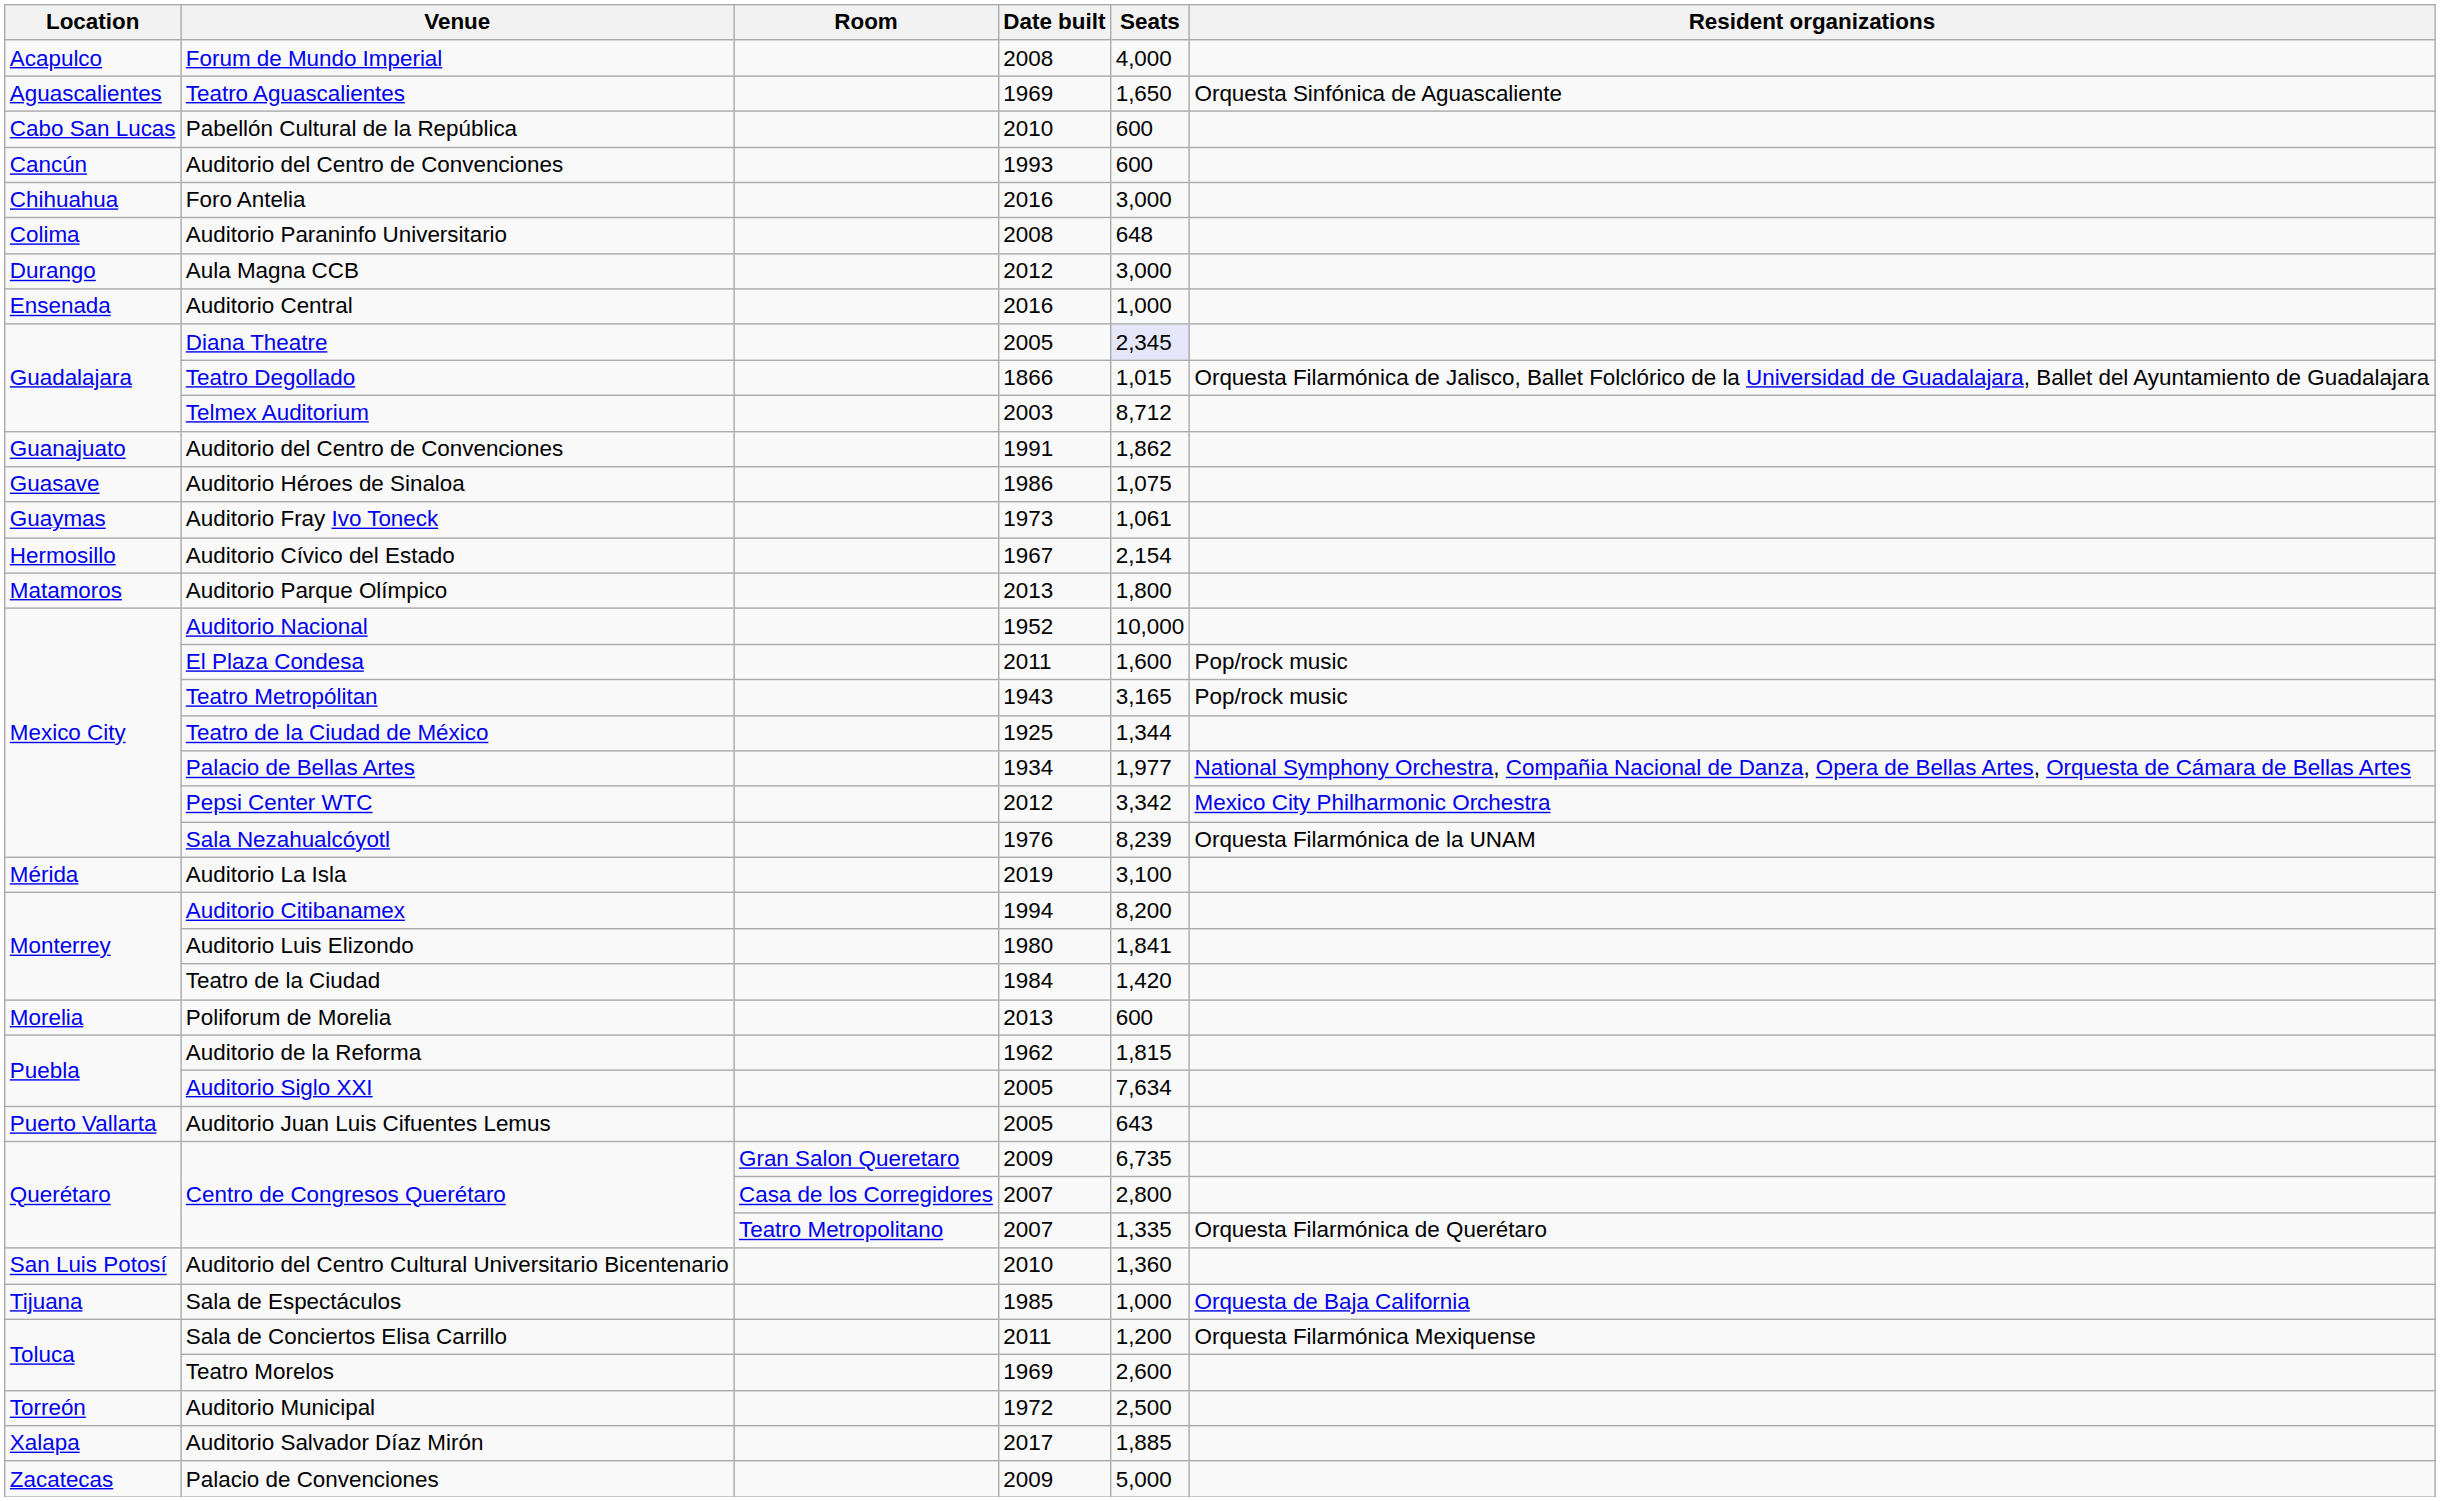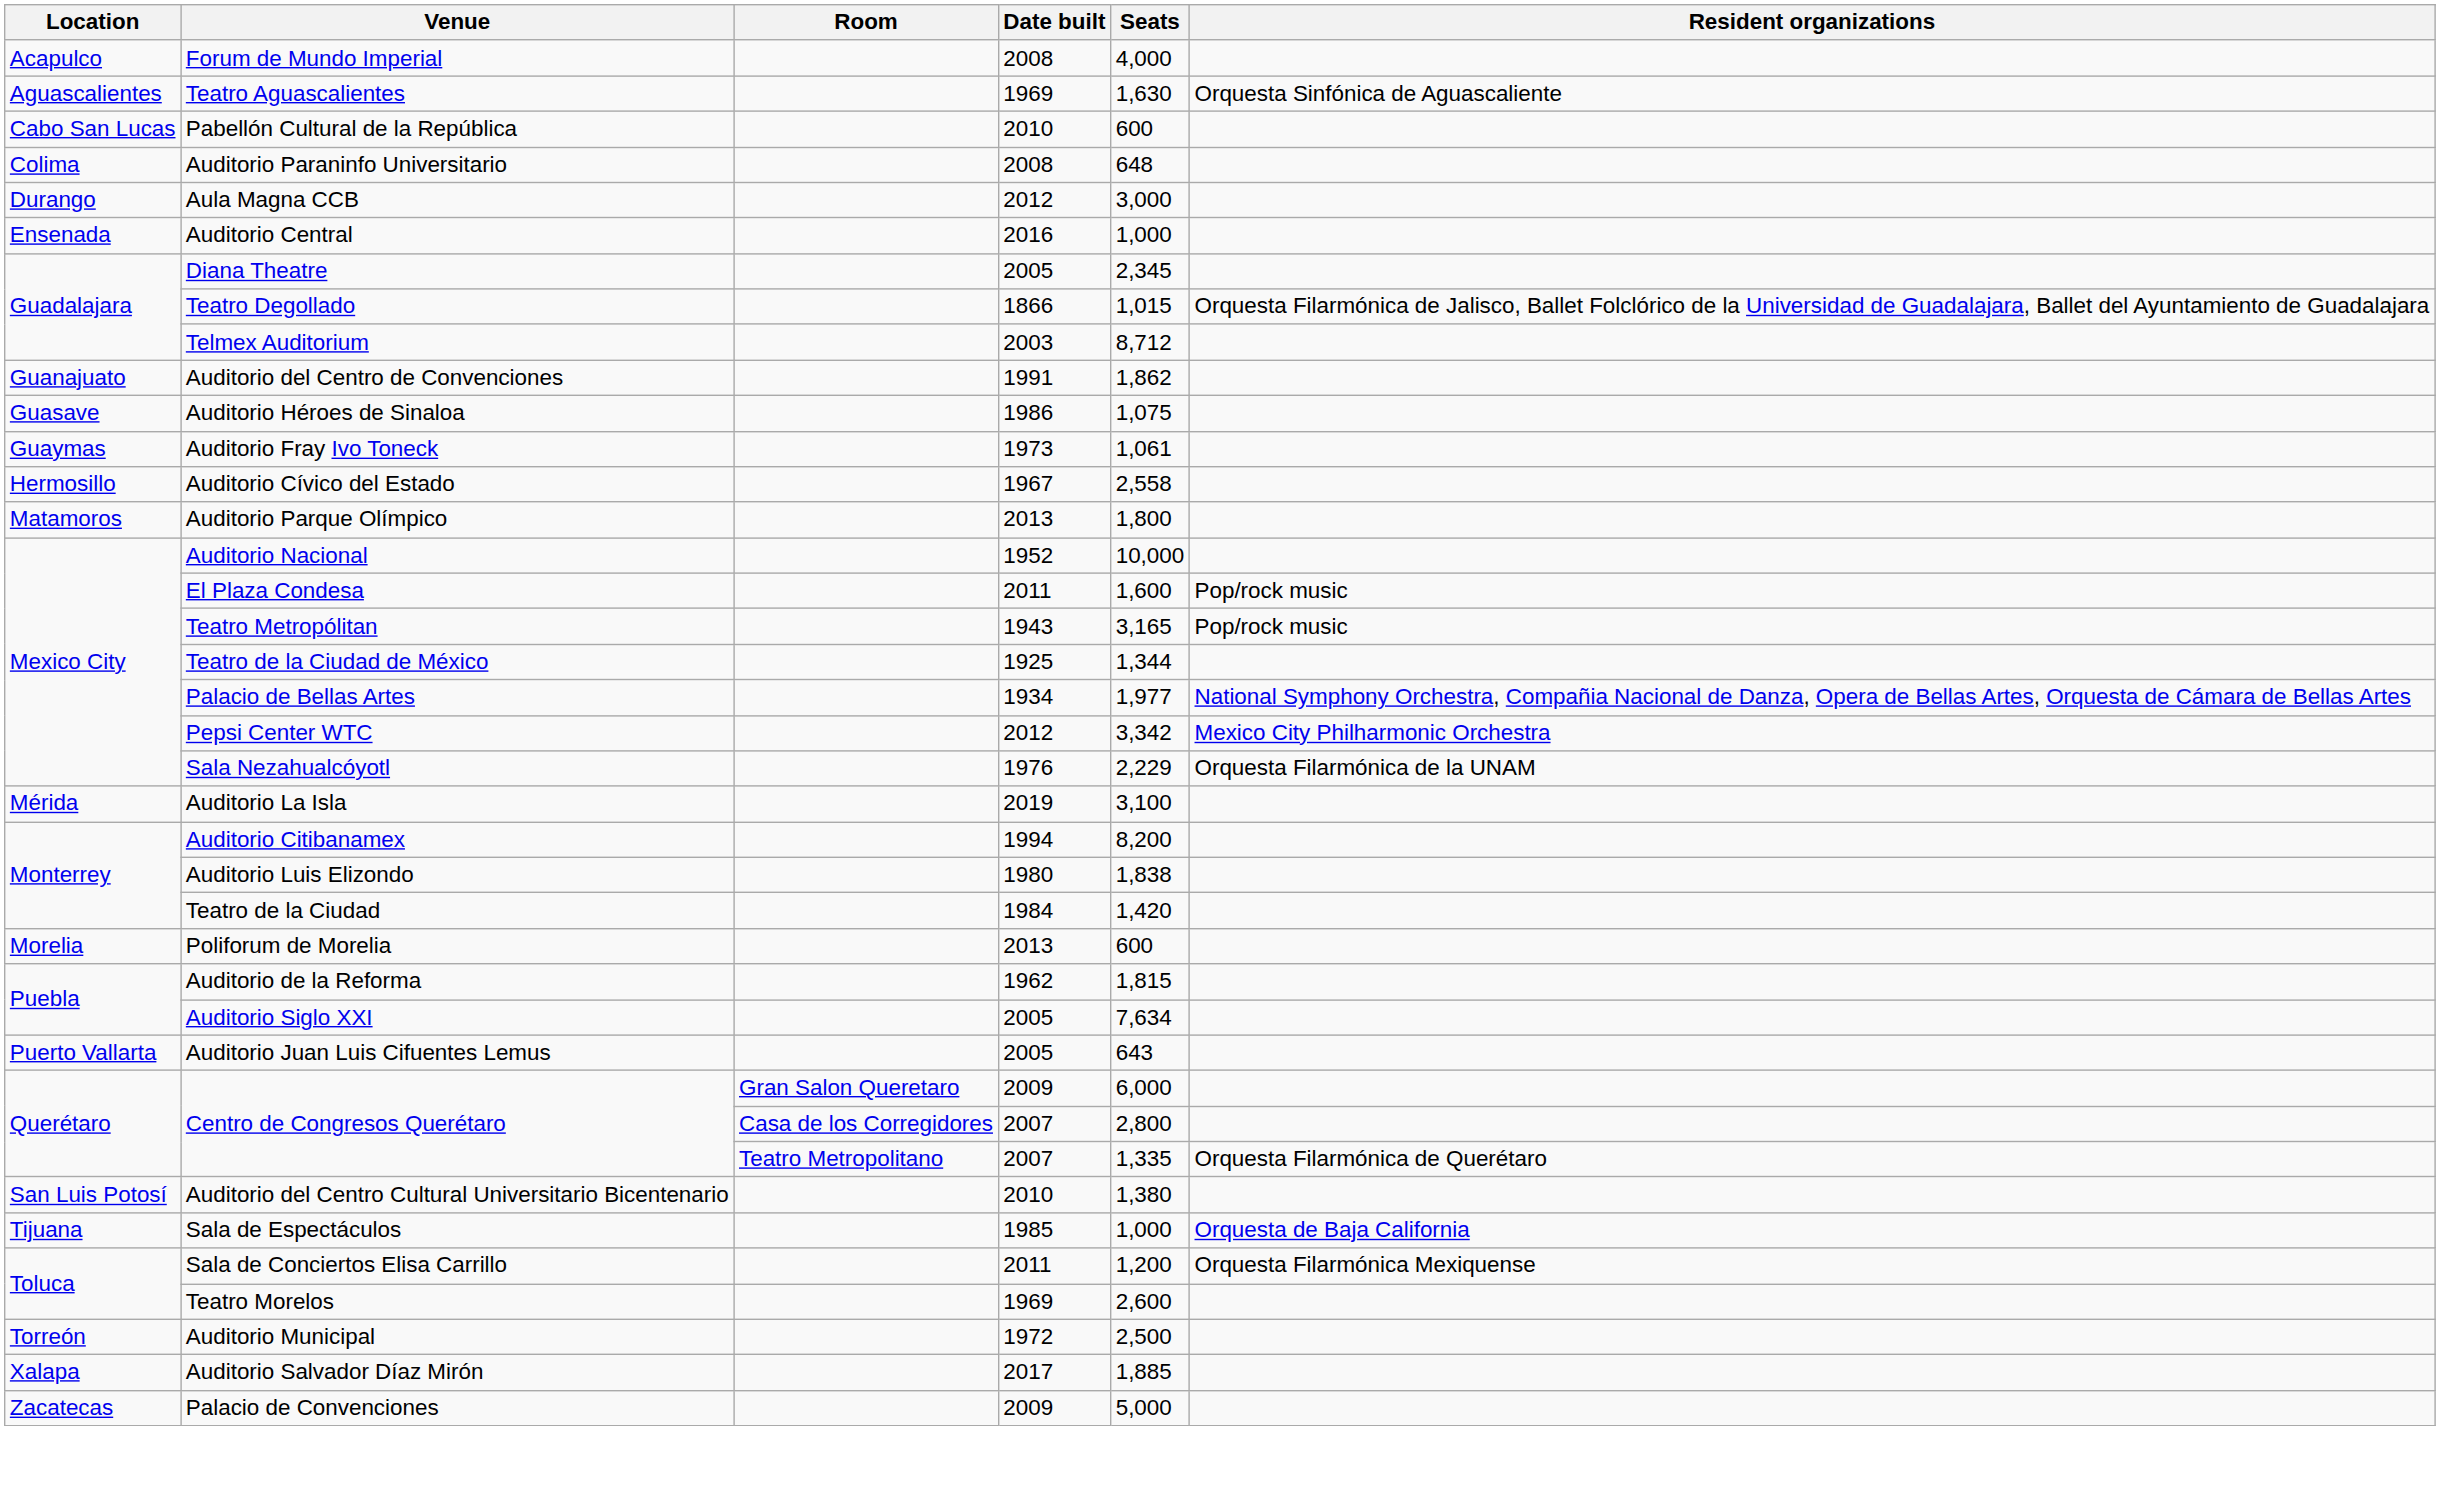(1144, 93) 1,650 -> (1144, 93) 1,630
- row: (374, 164)
- row: (246, 199)
(1144, 341) lavender background -> (1144, 270) no background
(1144, 555) 2,154 -> (1144, 484) 2,558
(1144, 839) 8,239 -> (1144, 768) 2,229
(1144, 945) 1,841 -> (1144, 874) 1,838
(1144, 1159) 6,735 -> (1144, 1088) 6,000
(1144, 1265) 1,360 -> (1144, 1194) 1,380
